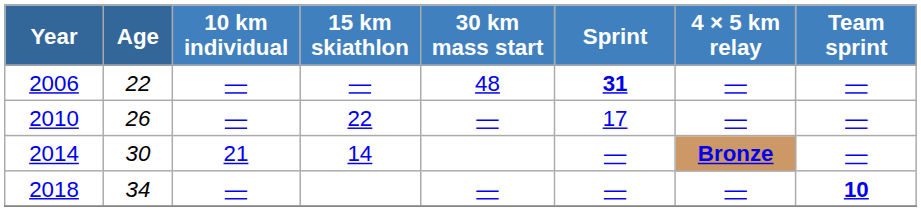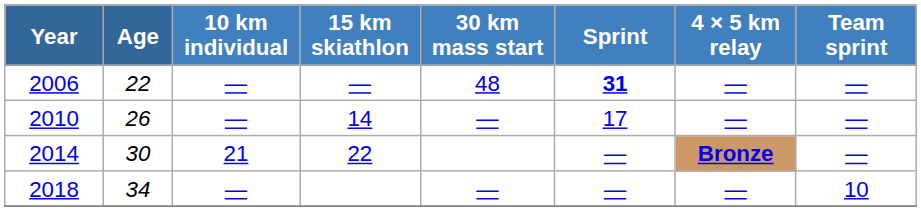(360, 118) 22 -> (360, 118) 14
(360, 154) 14 -> (360, 154) 22
(856, 189) bold -> (856, 189) normal
